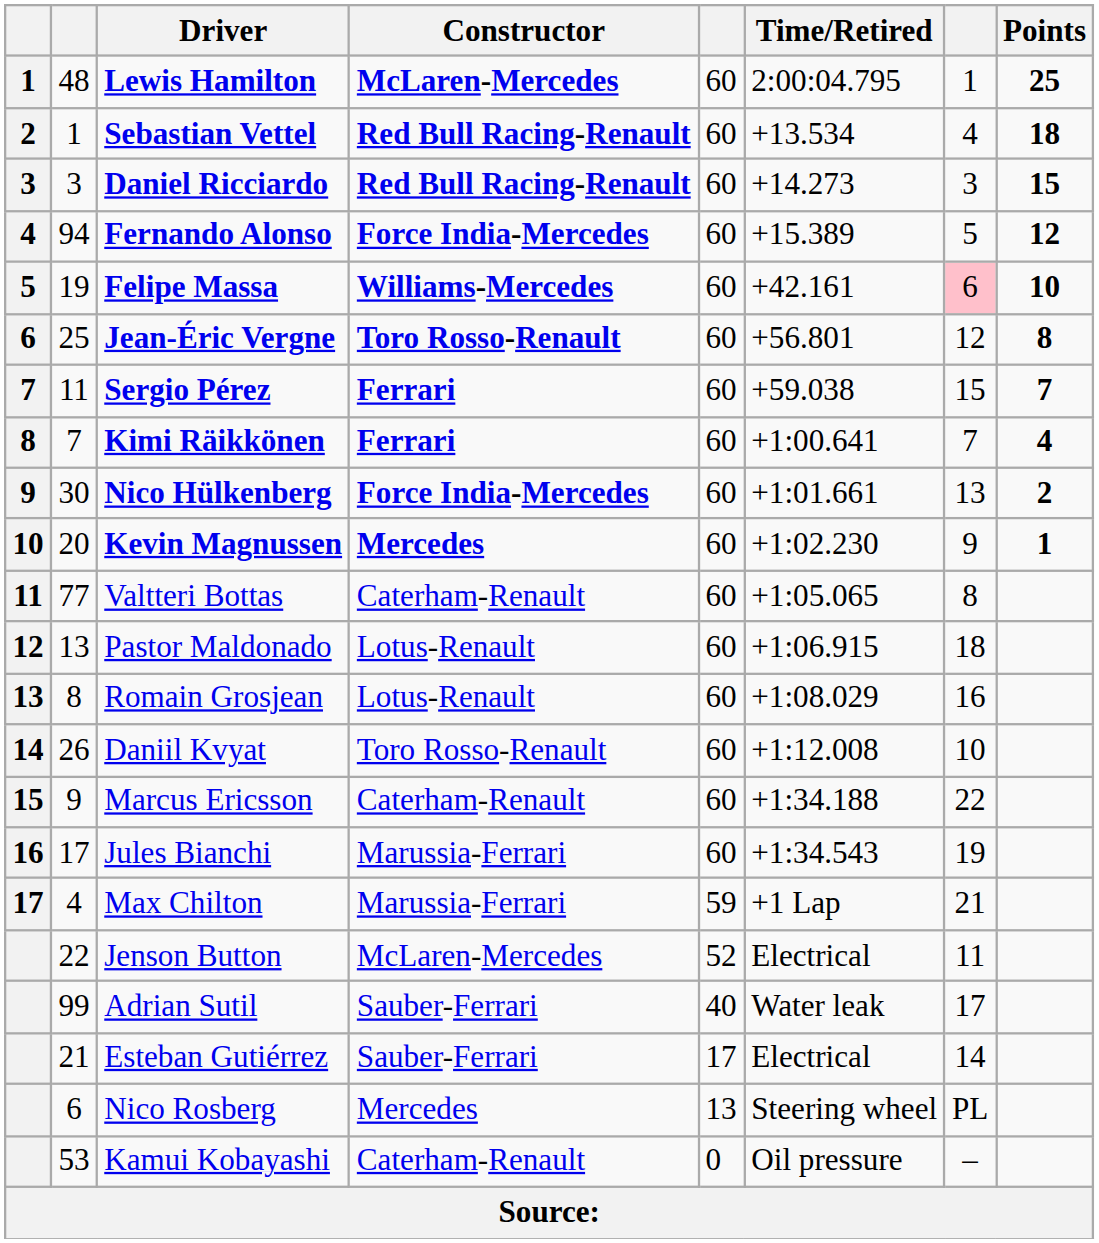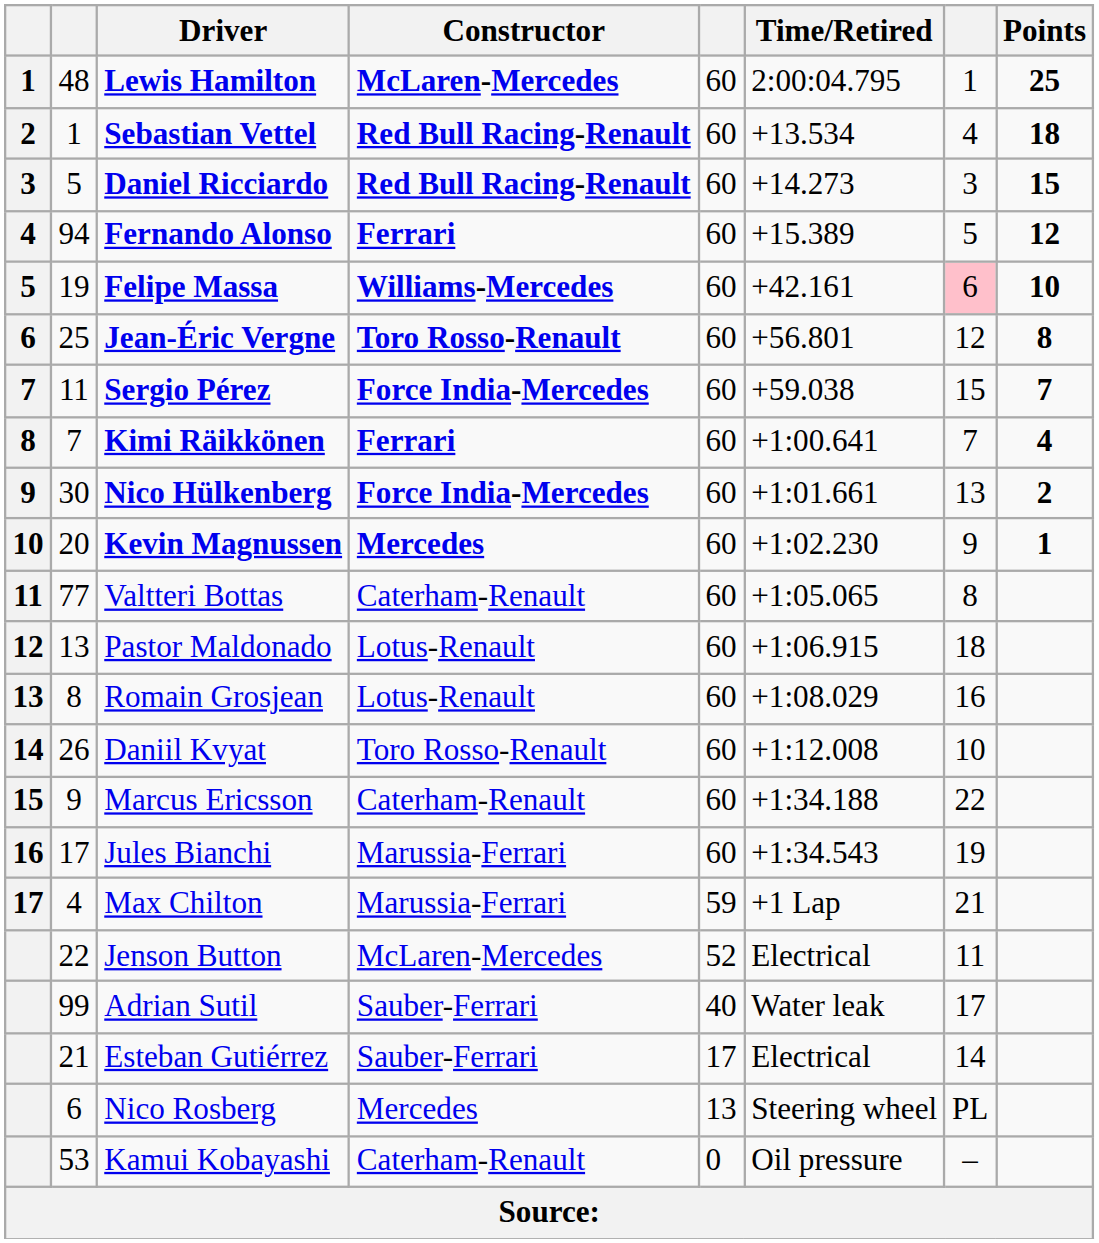(74, 183) 3 -> (74, 183) 5
(503, 235) Force India-Mercedes -> (406, 235) Ferrari
(406, 389) Ferrari -> (503, 389) Force India-Mercedes
